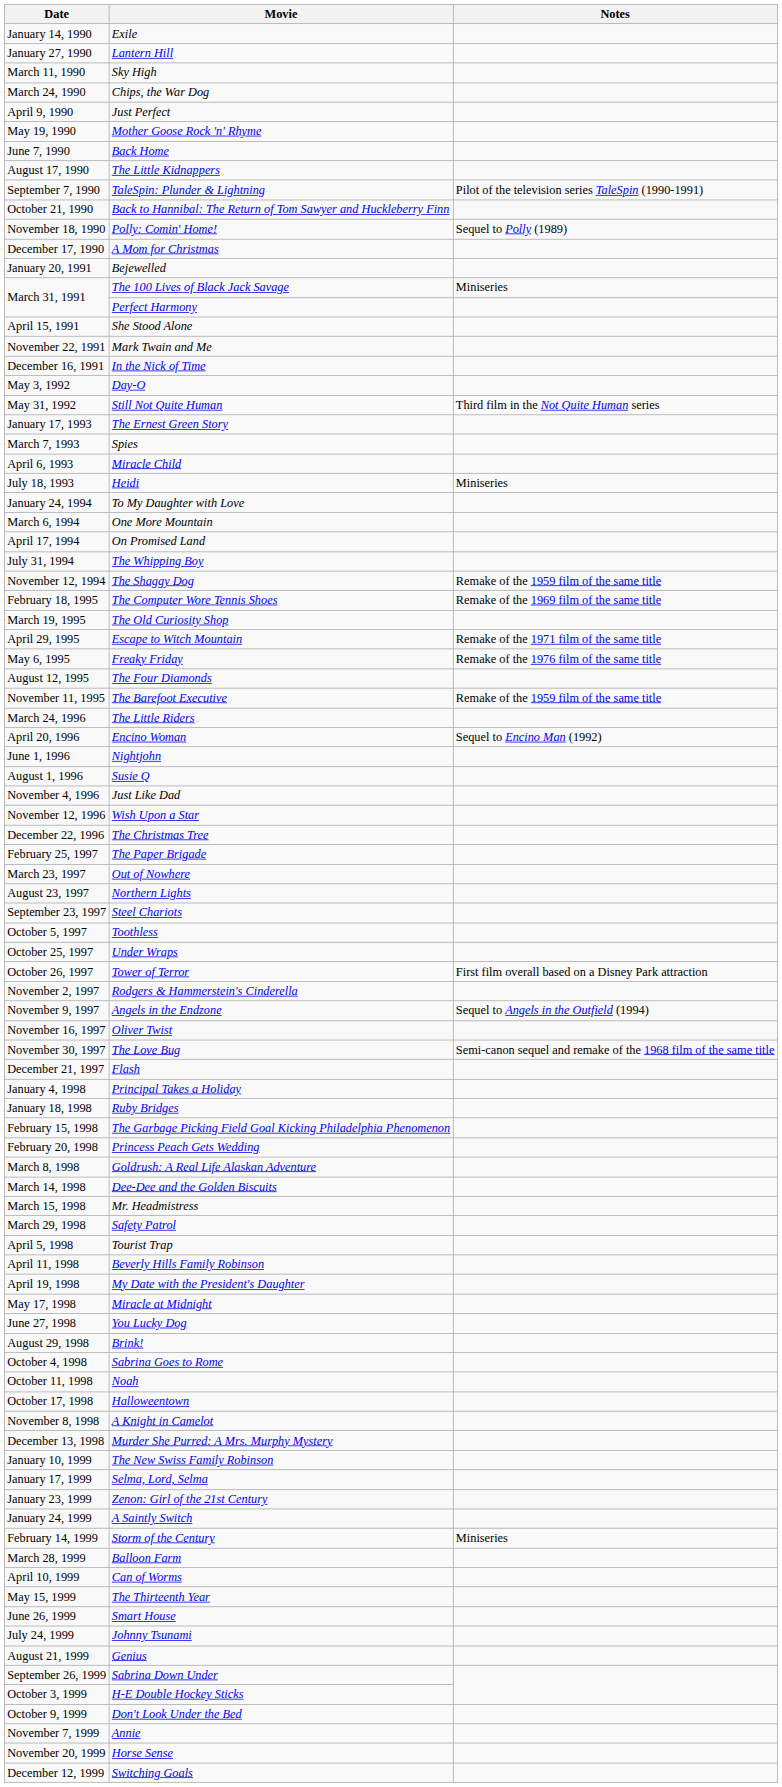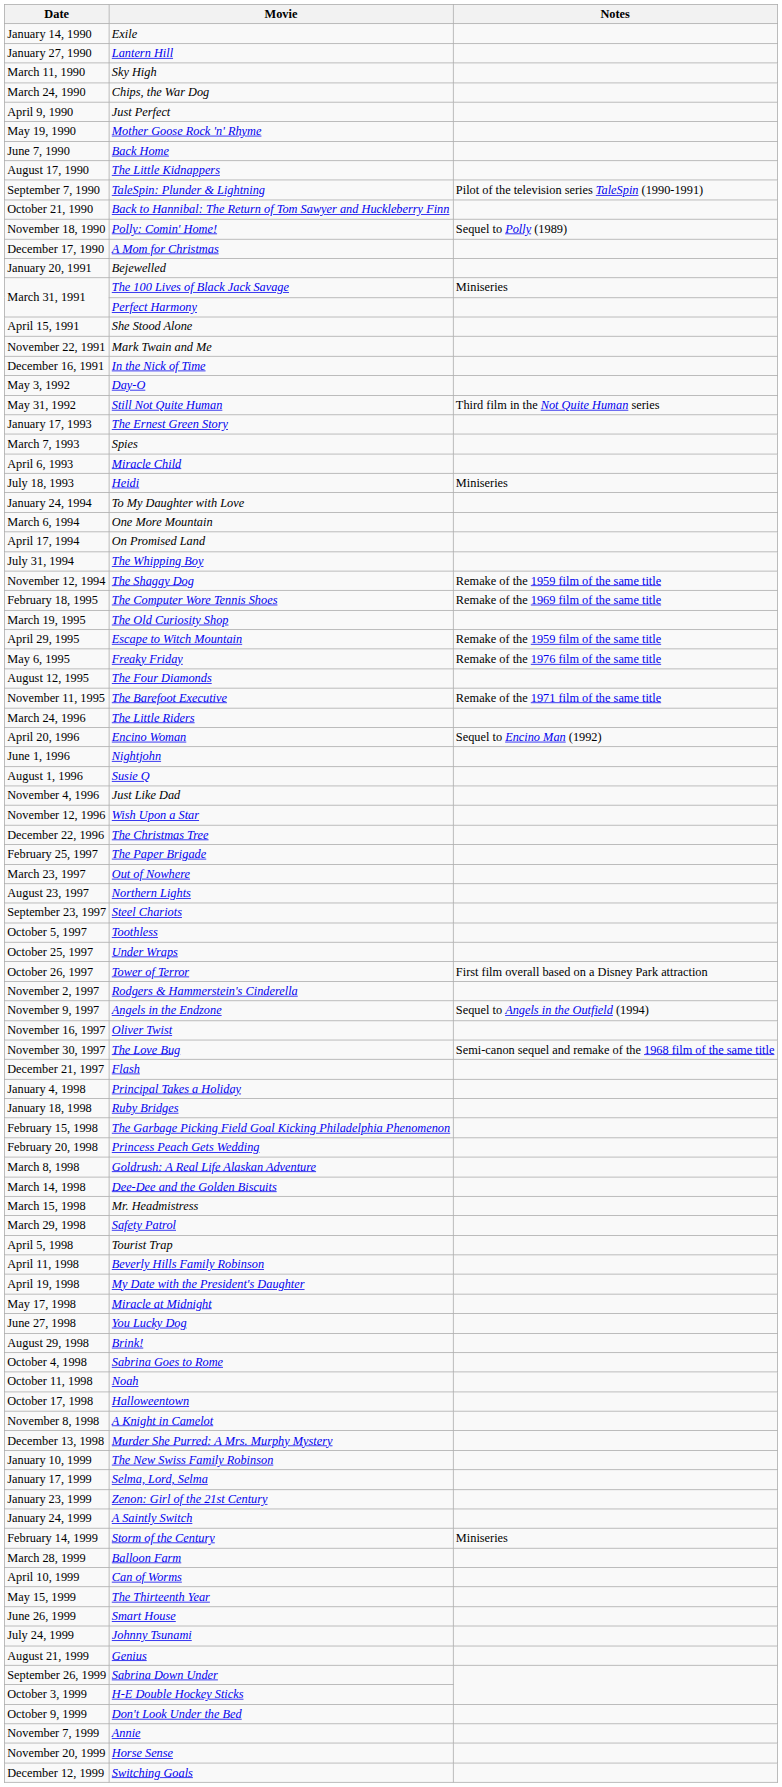(558, 639) Remake of the 1971 film of the same title -> (558, 639) Remake of the 1959 film of the same title
(558, 698) Remake of the 1959 film of the same title -> (558, 698) Remake of the 1971 film of the same title
